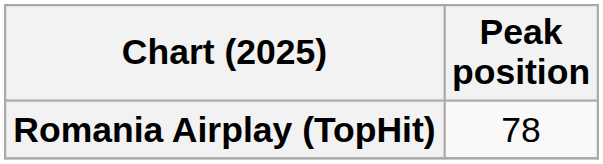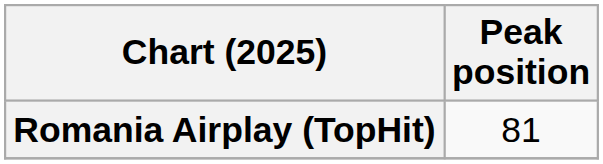(521, 128) 78 -> (521, 128) 81
